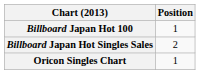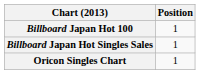(175, 45) 2 -> (175, 45) 1
